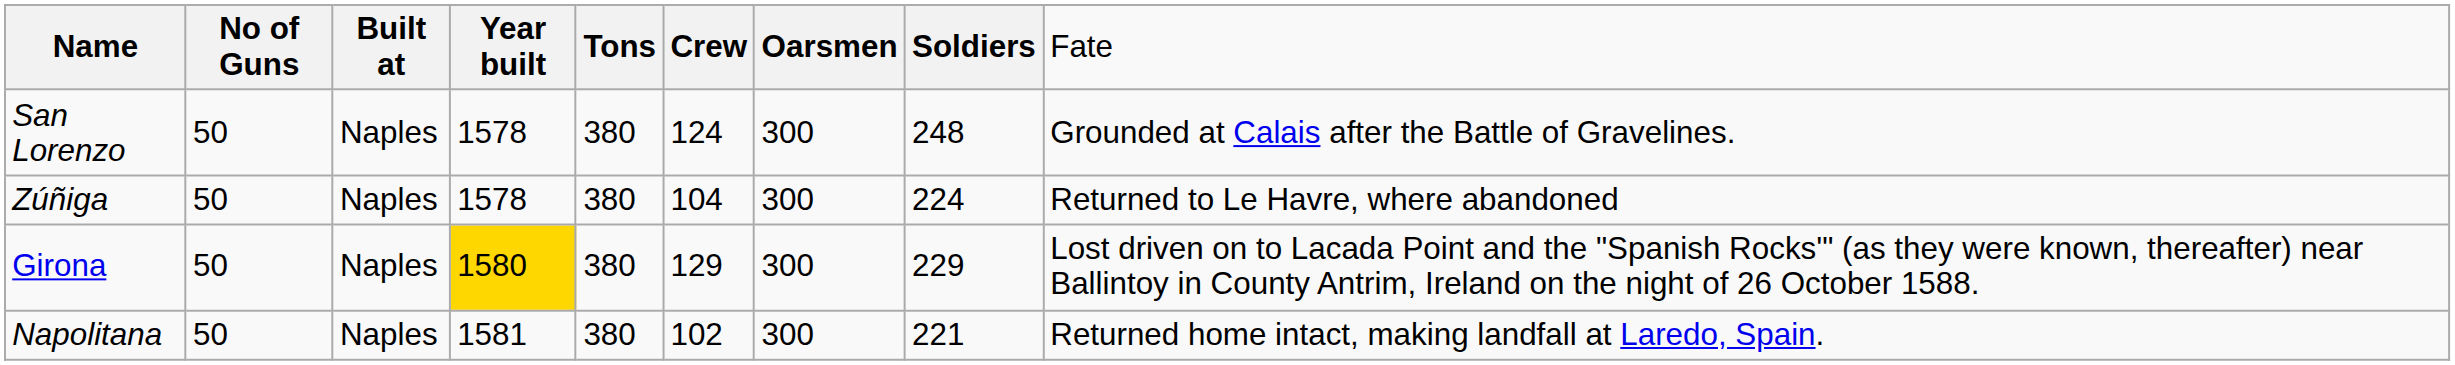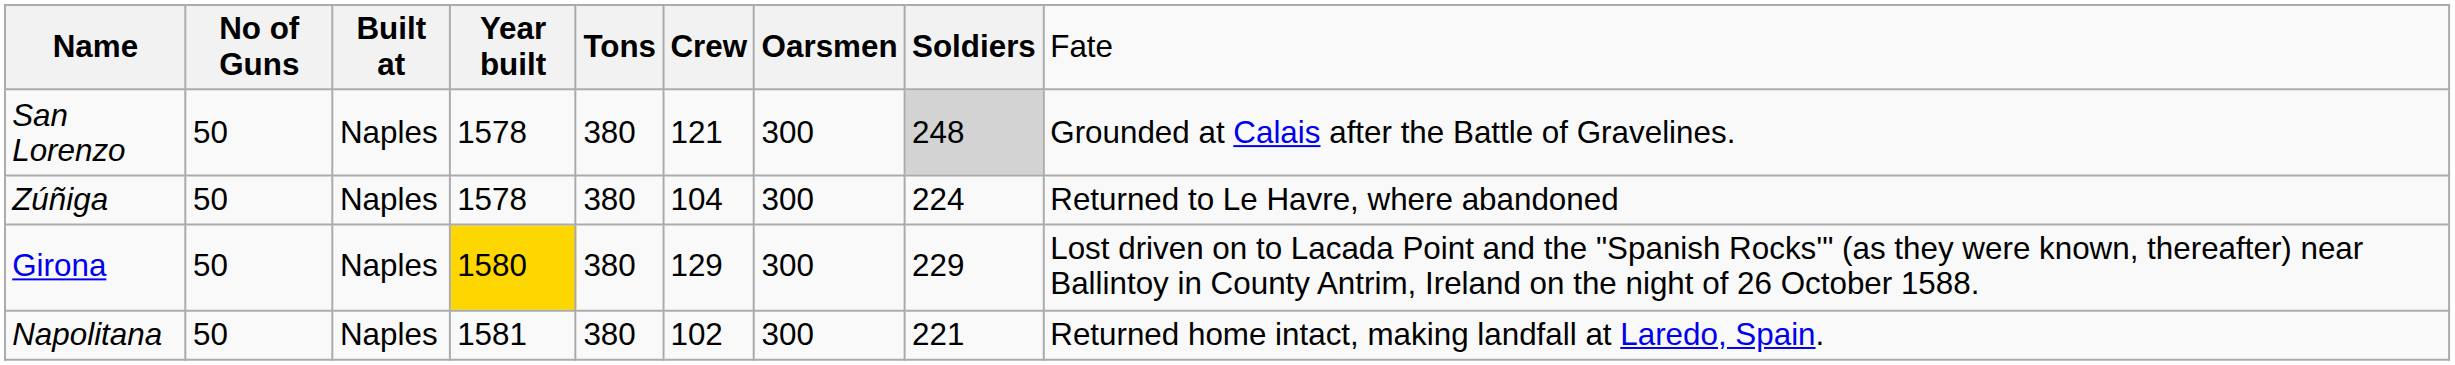(697, 132) 124 -> (697, 132) 121
(938, 132) no background -> (938, 132) lightgrey background
